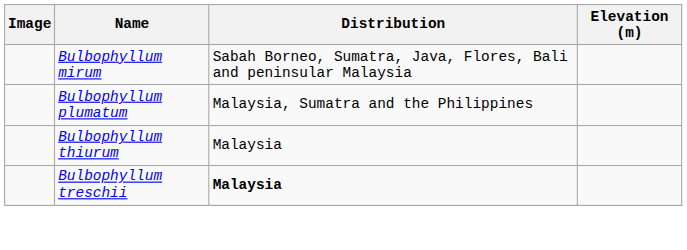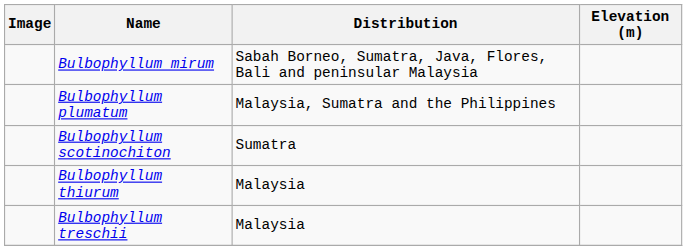+ row: (114, 145)
(247, 185) bold -> (270, 225) normal
